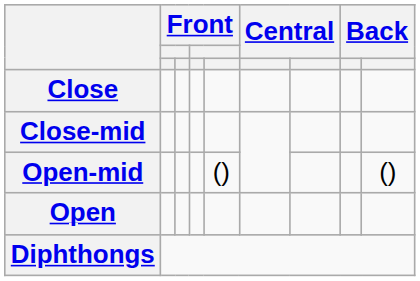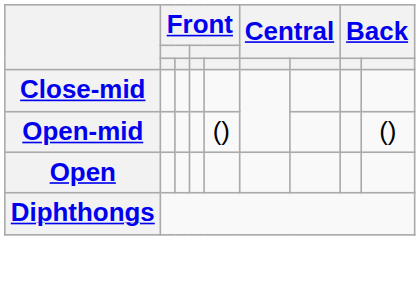- row: (83, 90)
